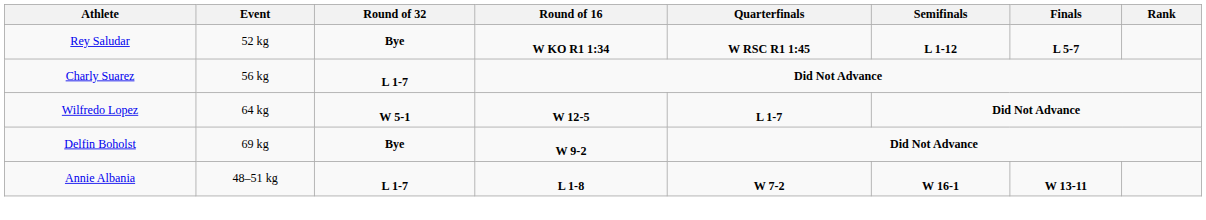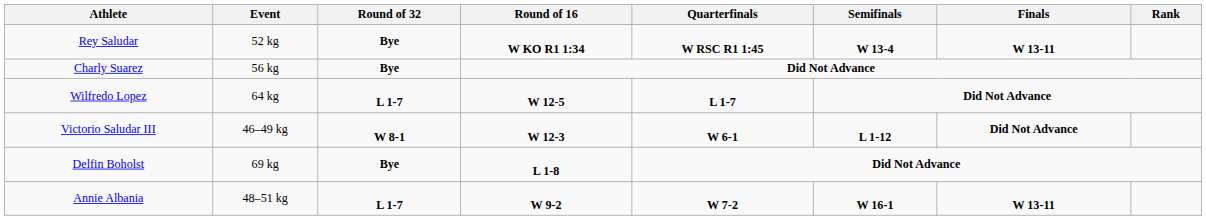(941, 49) L 1-12 -> (875, 49) W 13-4
(1066, 49) L 5-7 -> (1034, 49) W 13-11
(395, 83) L 1-7 -> (389, 69) Bye
(395, 117) W 5-1 -> (389, 103) L 1-7
+ row: (108, 130)
(571, 151) W 9-2 -> (546, 171) L 1-8
(571, 186) L 1-8 -> (546, 205) W 9-2
